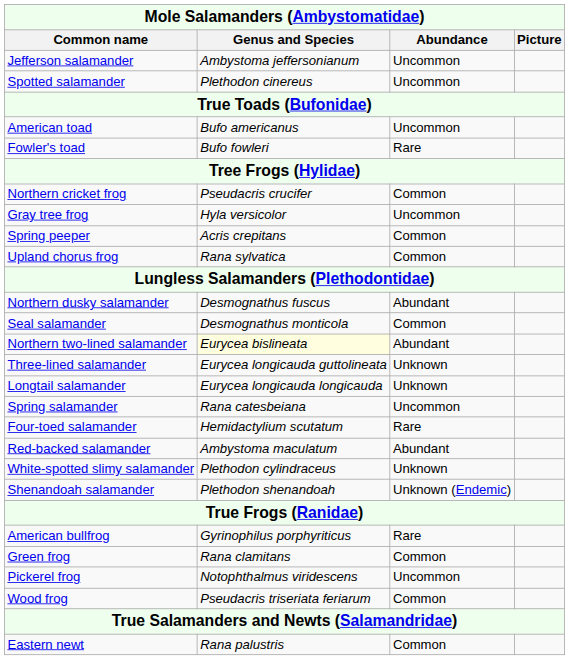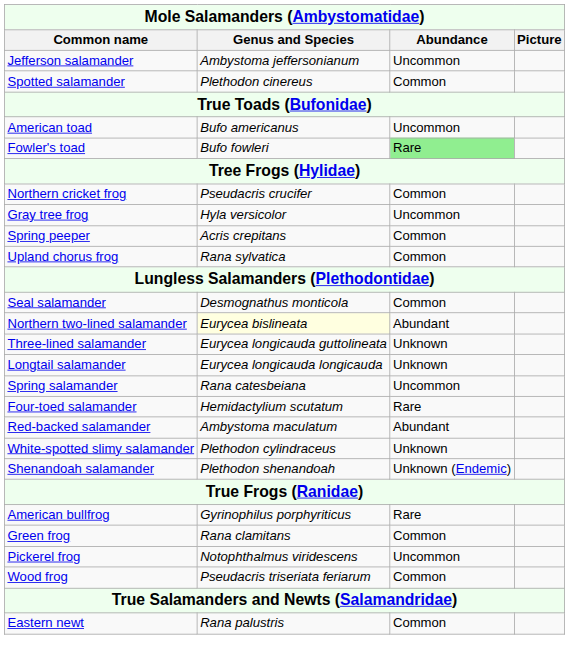(426, 81) Uncommon -> (420, 81) Common
(407, 148) no background -> (407, 148) lightgreen background
- row: (88, 302)
